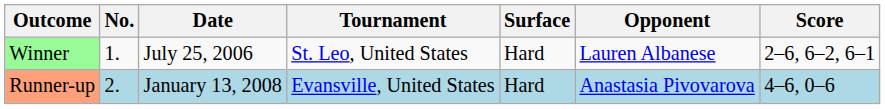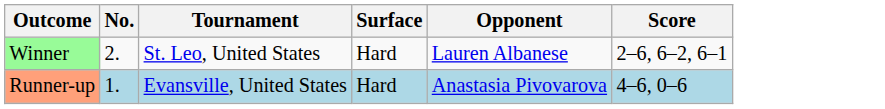- column: (213, 20)
(112, 53) 1. -> (112, 53) 2.
(112, 85) 2. -> (112, 85) 1.
